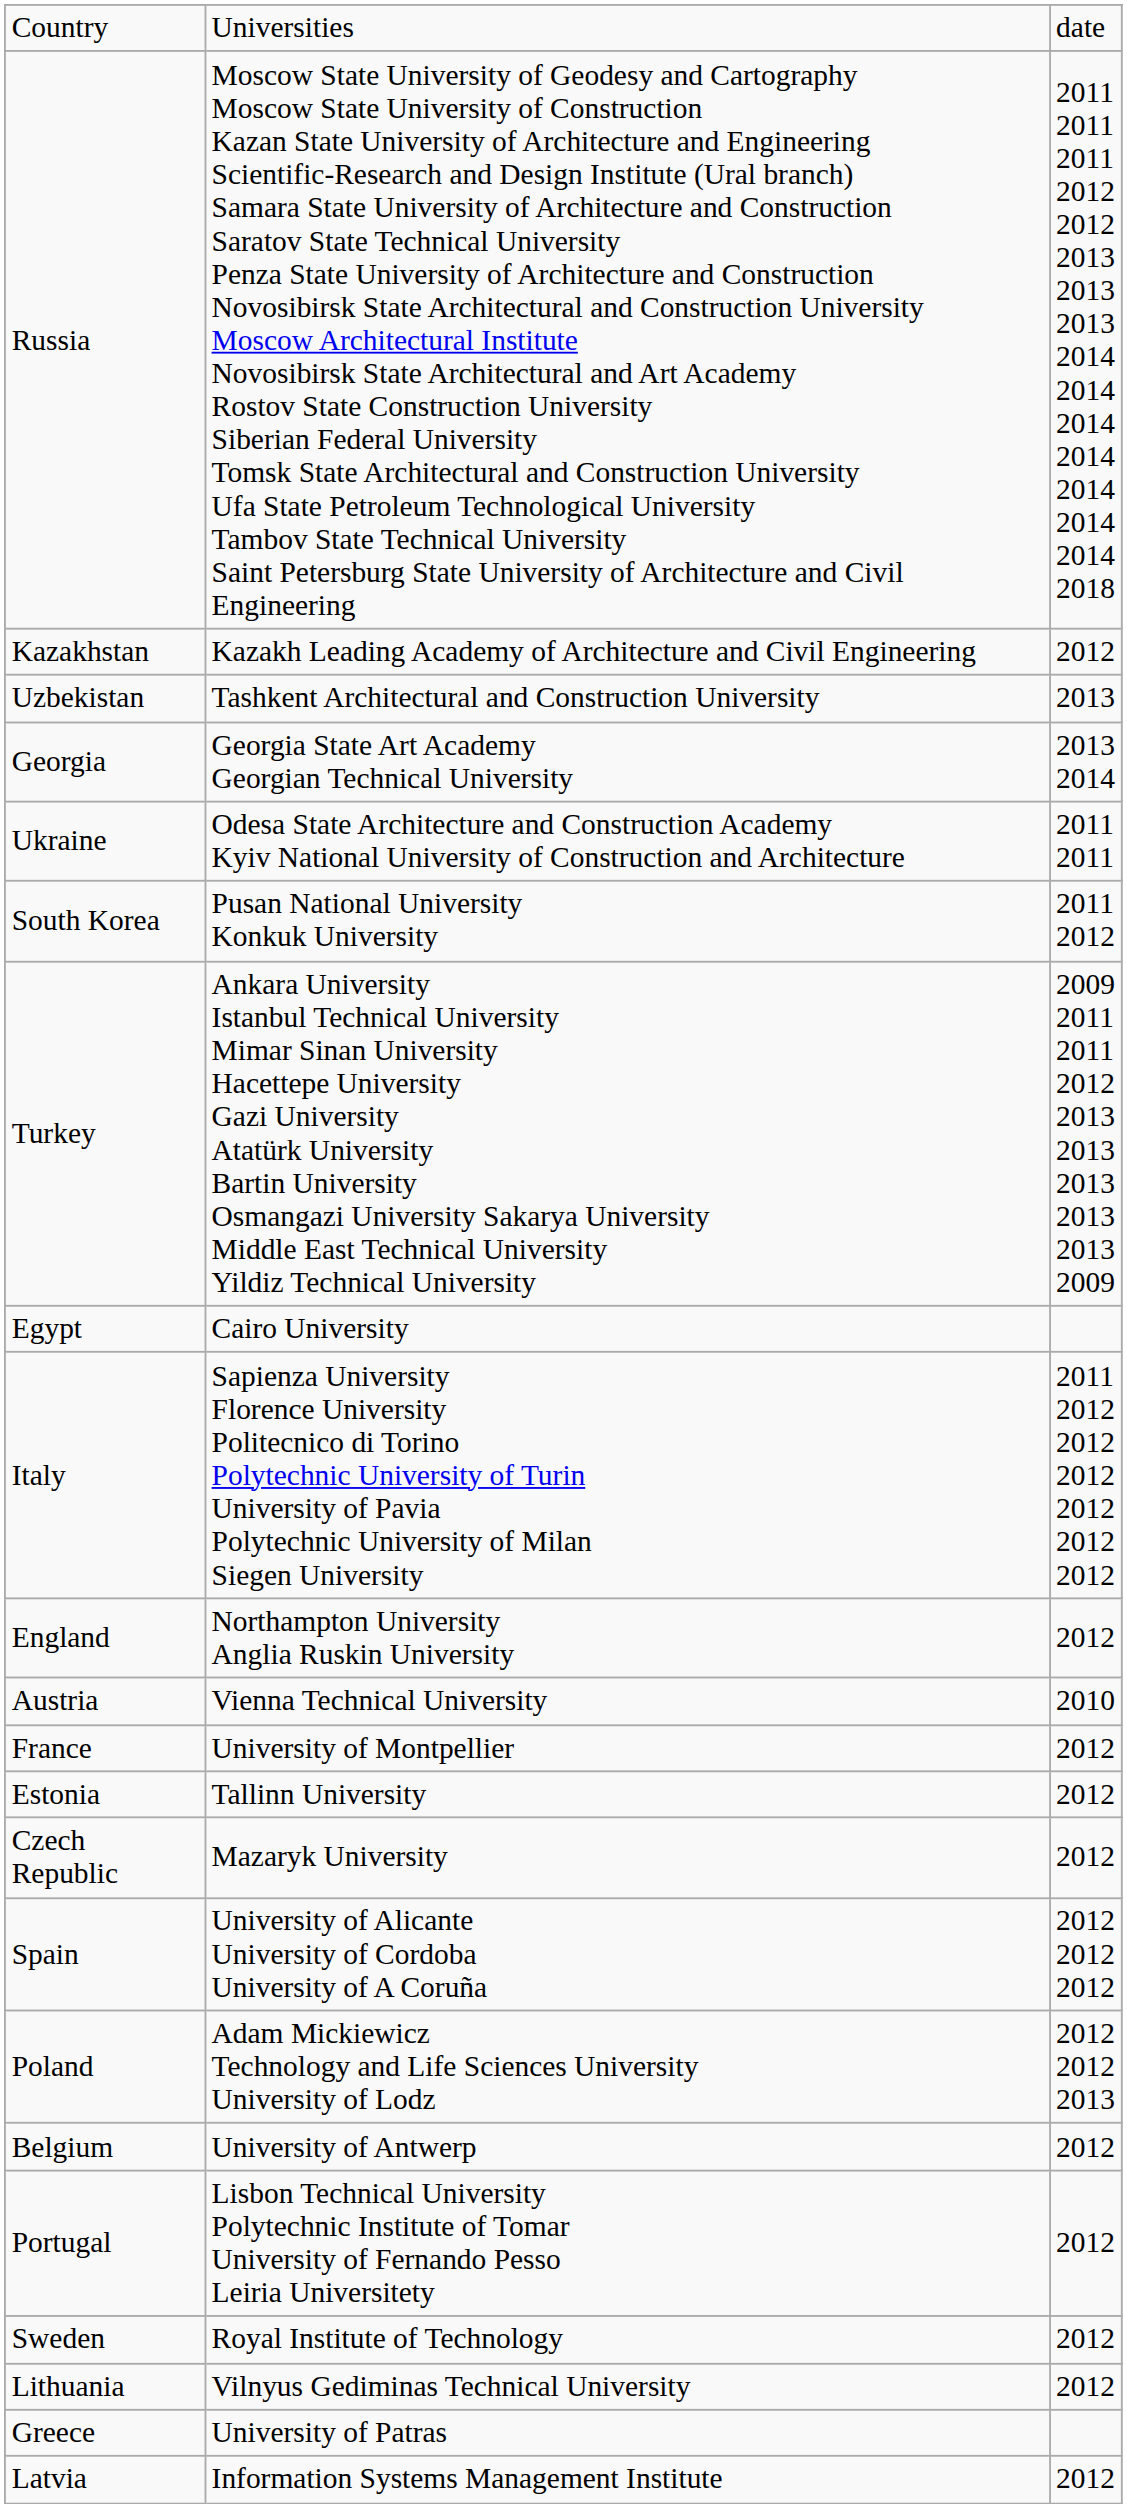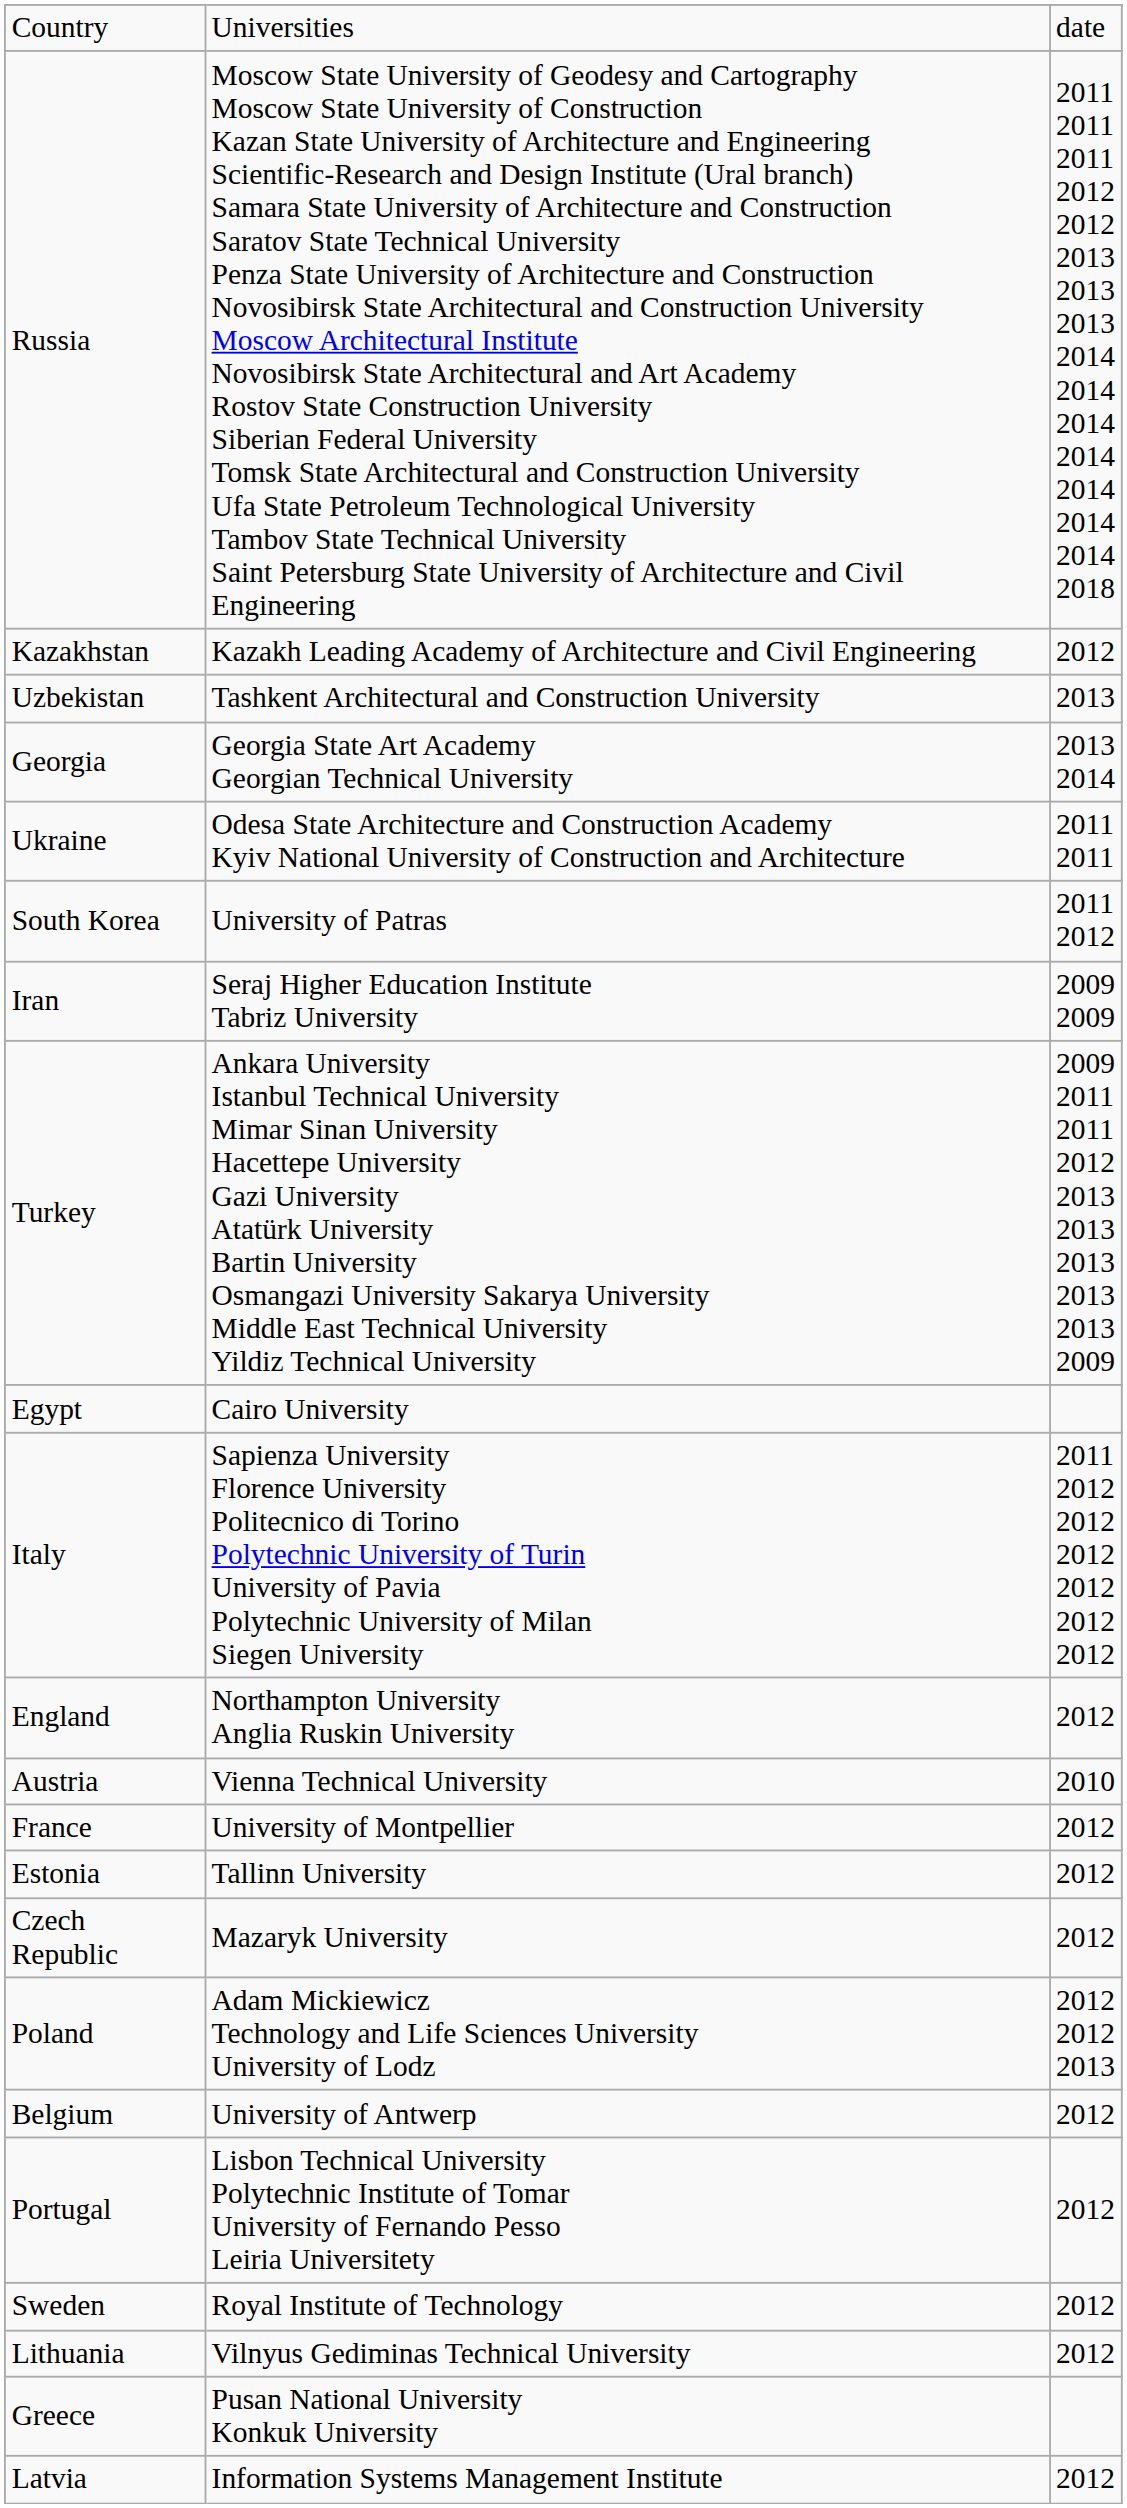(367, 920) Pusan National University Konkuk University -> (329, 920) University of Patras
+ row: (35, 1000)
- row: (45, 1953)
(329, 2432) University of Patras -> (367, 2415) Pusan National University Konkuk University
